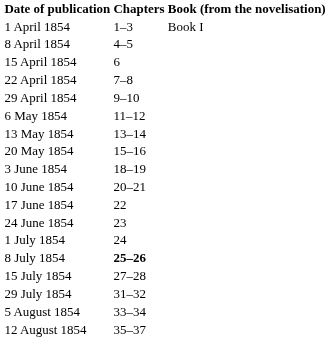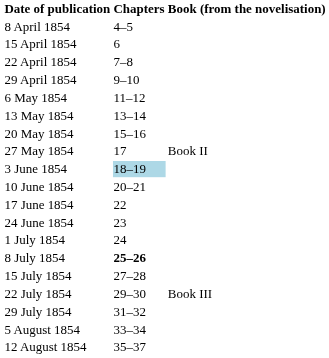- row: (37, 26)
+ row: (39, 151)
(130, 169) no background -> (130, 169) lightblue background
+ row: (38, 293)
